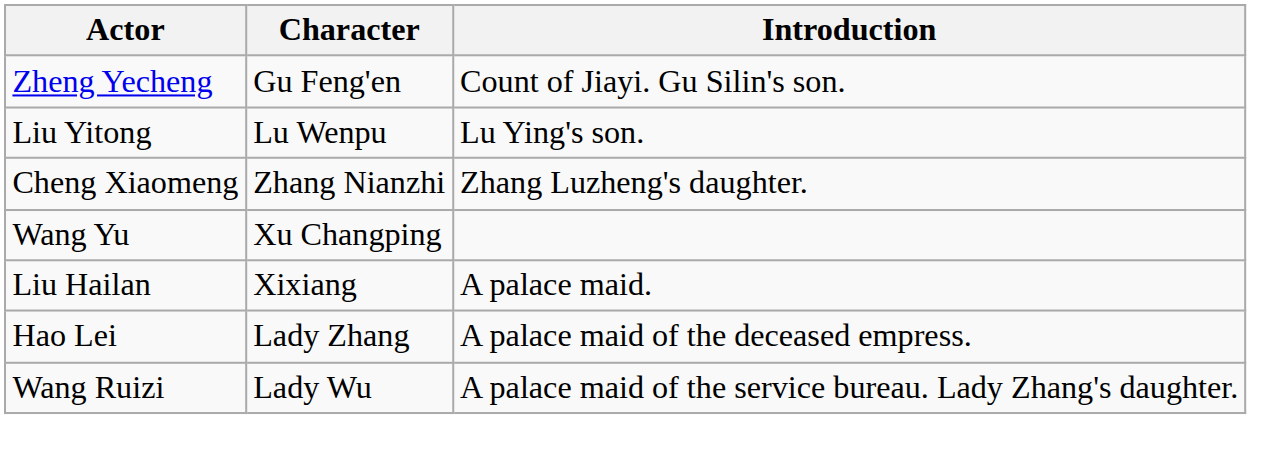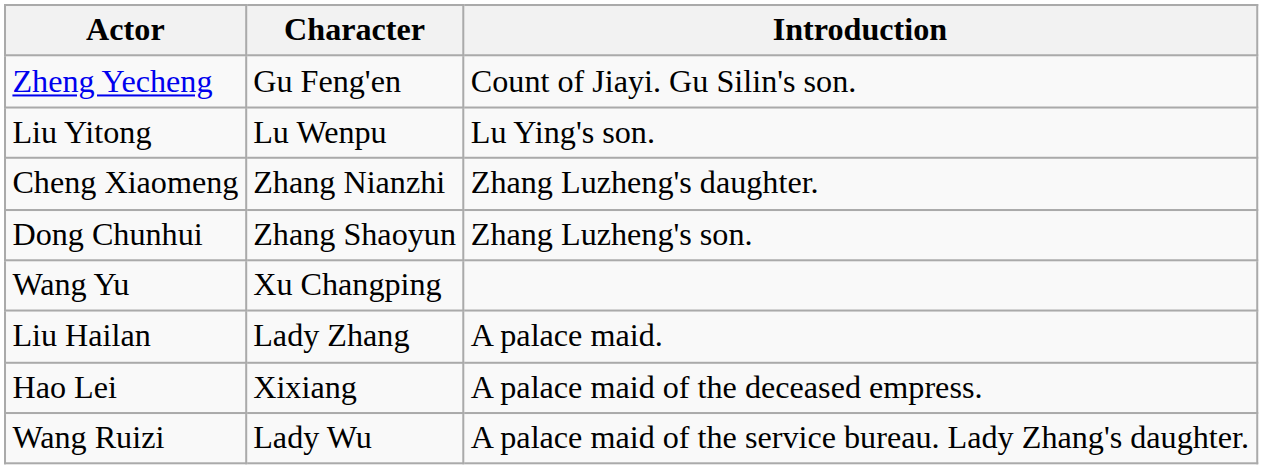+ row: (108, 234)
(305, 285) Xixiang -> (331, 336) Lady Zhang
(331, 336) Lady Zhang -> (305, 387) Xixiang
